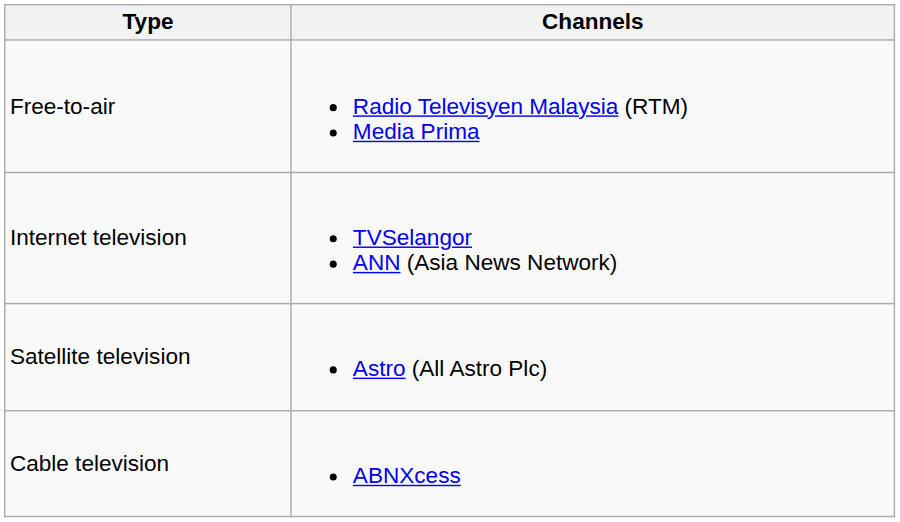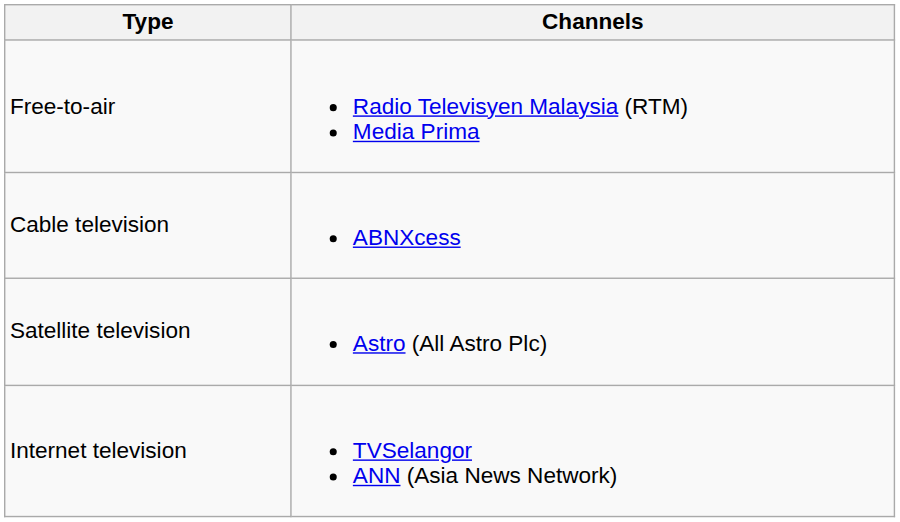rows swapped: (90, 463) <-> (98, 237)
